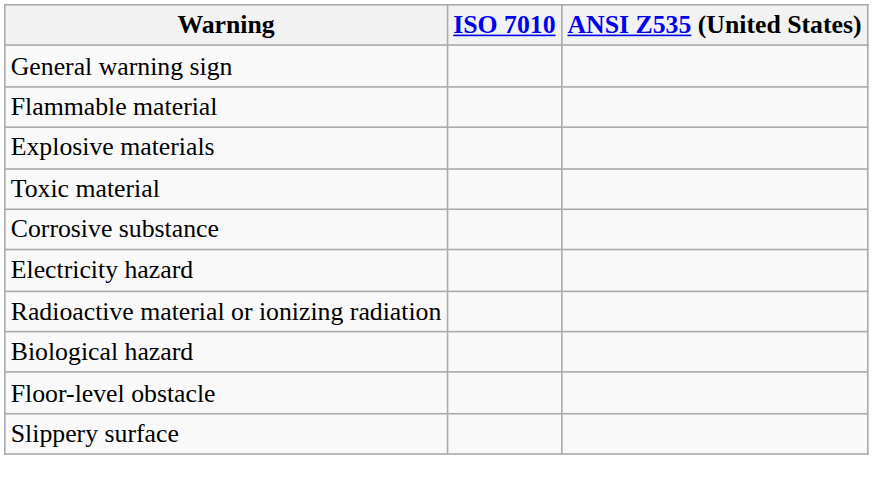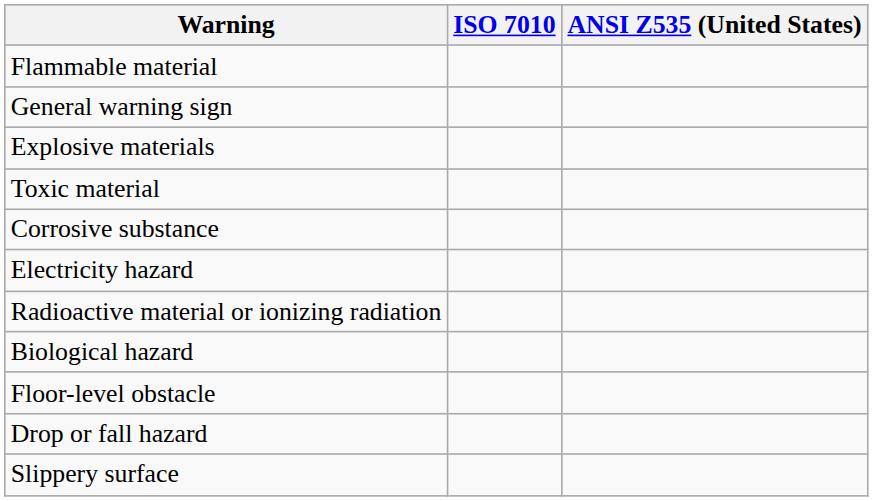rows swapped: (122, 65) <-> (114, 106)
+ row: (109, 433)
